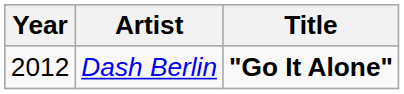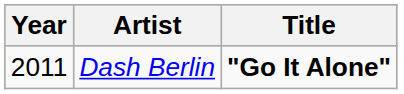(40, 66) 2012 -> (39, 66) 2011
